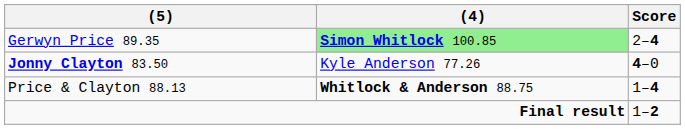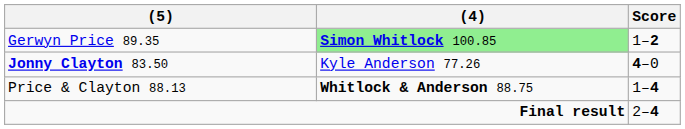(645, 40) 2–4 -> (645, 40) 1–2
(645, 112) 1–2 -> (645, 112) 2–4
